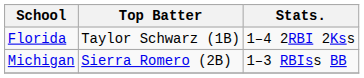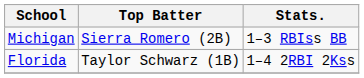rows swapped: (37, 39) <-> (41, 61)
